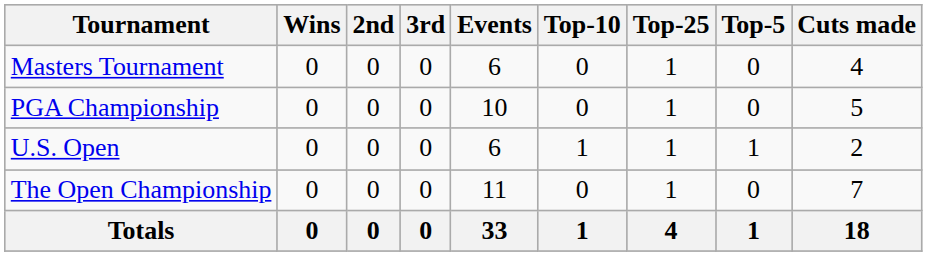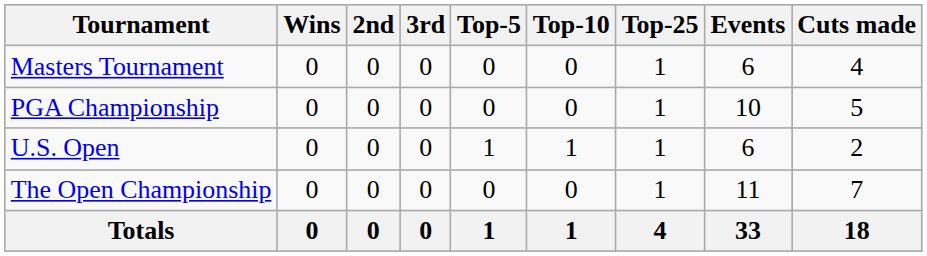columns swapped: (753, 25) <-> (494, 25)
